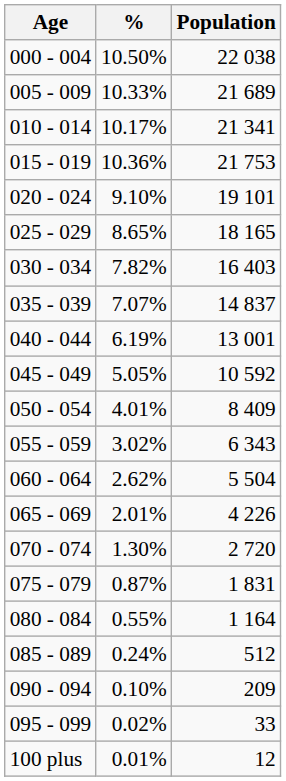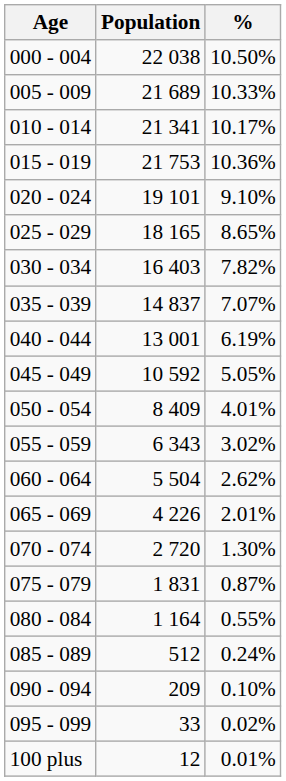columns swapped: (226, 22) <-> (134, 22)
